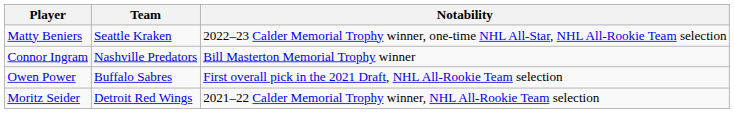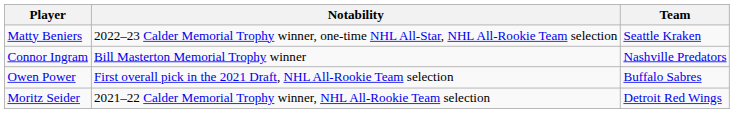columns swapped: (146, 14) <-> (465, 14)
